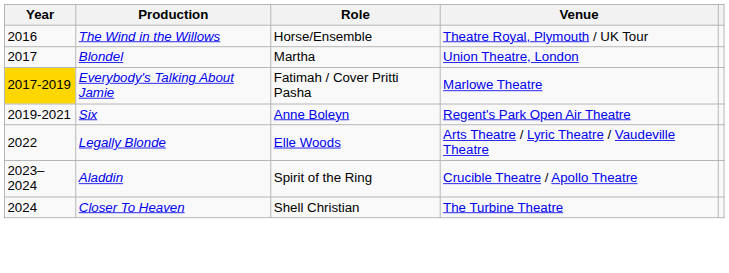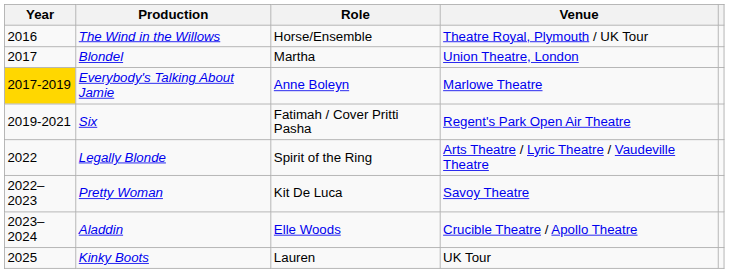(336, 85) Fatimah / Cover Pritti Pasha -> (312, 85) Anne Boleyn
(312, 114) Anne Boleyn -> (336, 121) Fatimah / Cover Pritti Pasha
(307, 142) Elle Woods -> (323, 157) Spirit of the Ring
+ row: (121, 193)
(323, 178) Spirit of the Ring -> (307, 229) Elle Woods
- row: (132, 207)
+ row: (114, 258)
